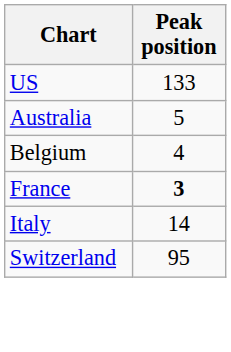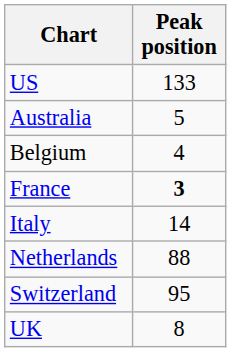+ row: (64, 258)
+ row: (26, 329)
